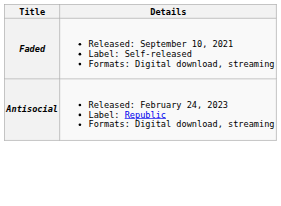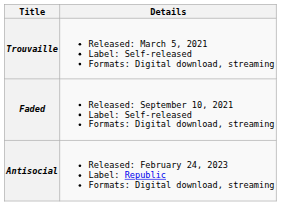+ row: (32, 49)
